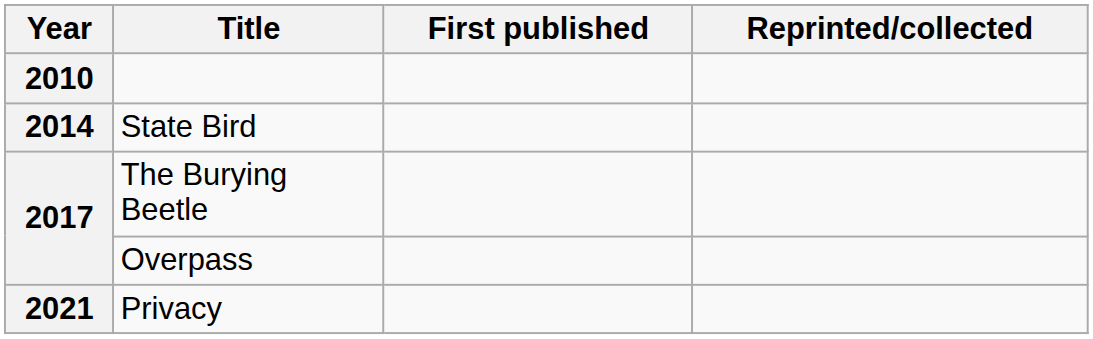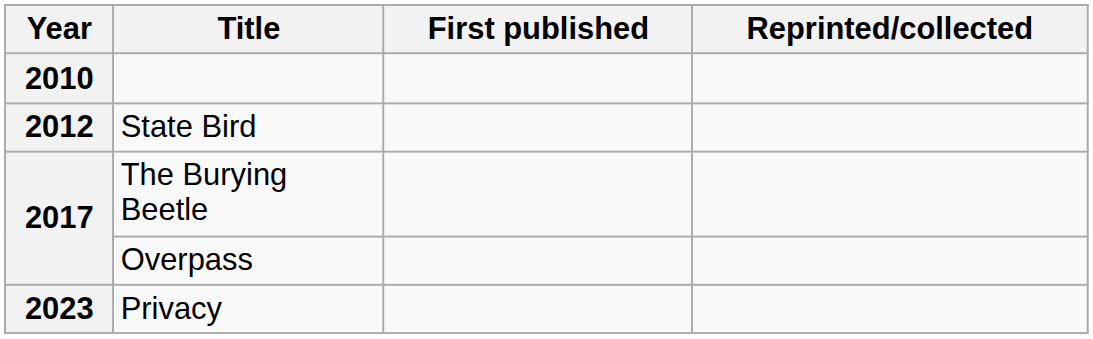(59, 126) 2014 -> (59, 126) 2012
(59, 308) 2021 -> (59, 308) 2023
